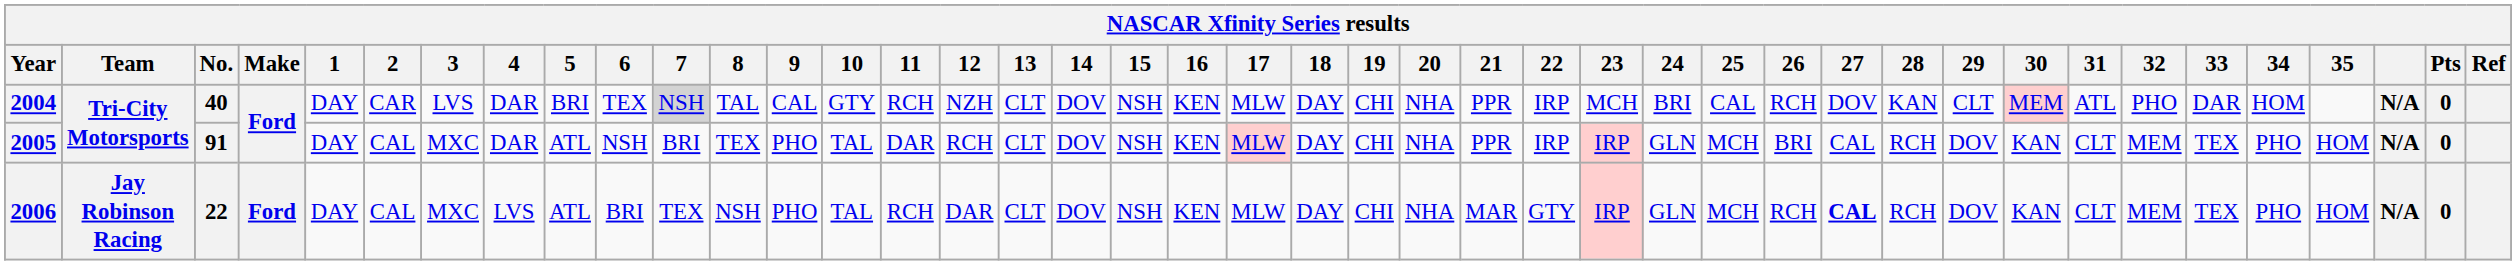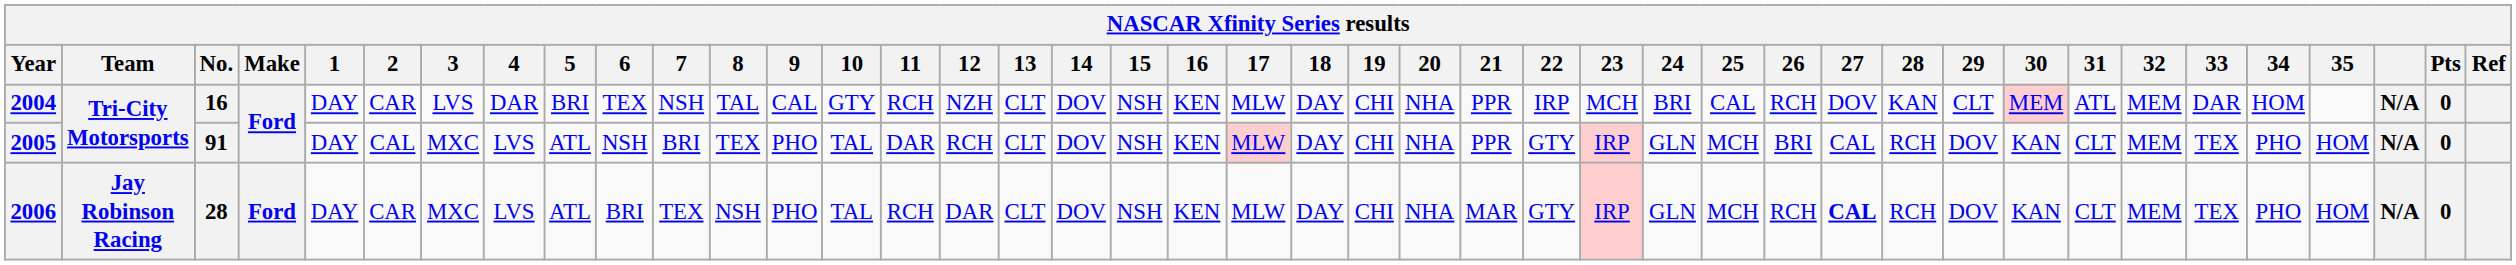(216, 103) 40 -> (216, 103) 16
(681, 103) lightgrey background -> (681, 103) no background
(2154, 103) PHO -> (2154, 103) MEM
(514, 142) DAR -> (514, 142) LVS
(1552, 142) IRP -> (1552, 142) GTY
(216, 210) 22 -> (216, 210) 28
(393, 210) CAL -> (393, 210) CAR
